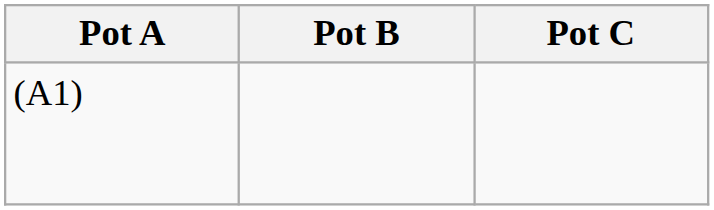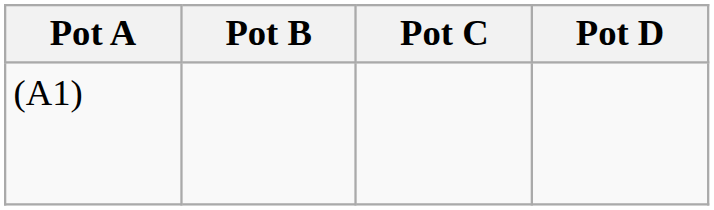+ column: (620, 33)
